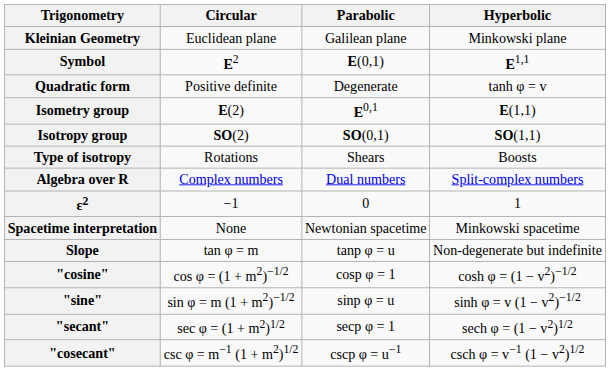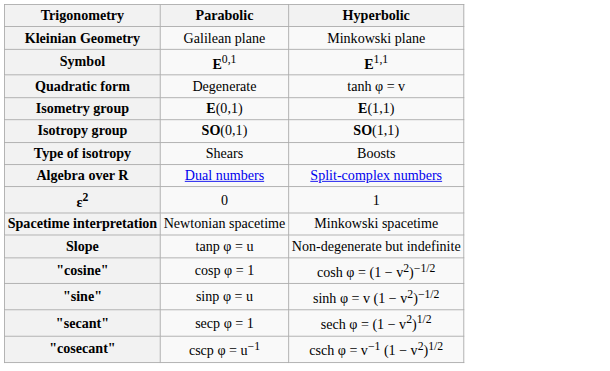- column: (231, 15)
(366, 62) E(0,1) -> (224, 62) E0,1
(366, 110) E0,1 -> (224, 108) E(0,1)
